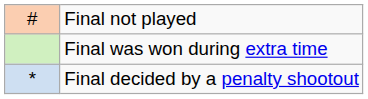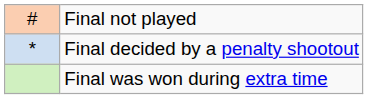rows swapped: (196, 49) <-> (212, 78)
